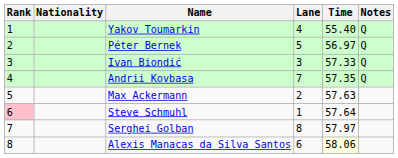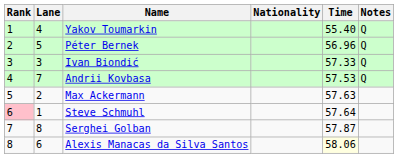columns swapped: (308, 13) <-> (70, 13)
(341, 46) 56.97 -> (341, 46) 56.96
(341, 79) 57.35 -> (341, 79) 57.53
(341, 128) 57.97 -> (341, 128) 57.87
